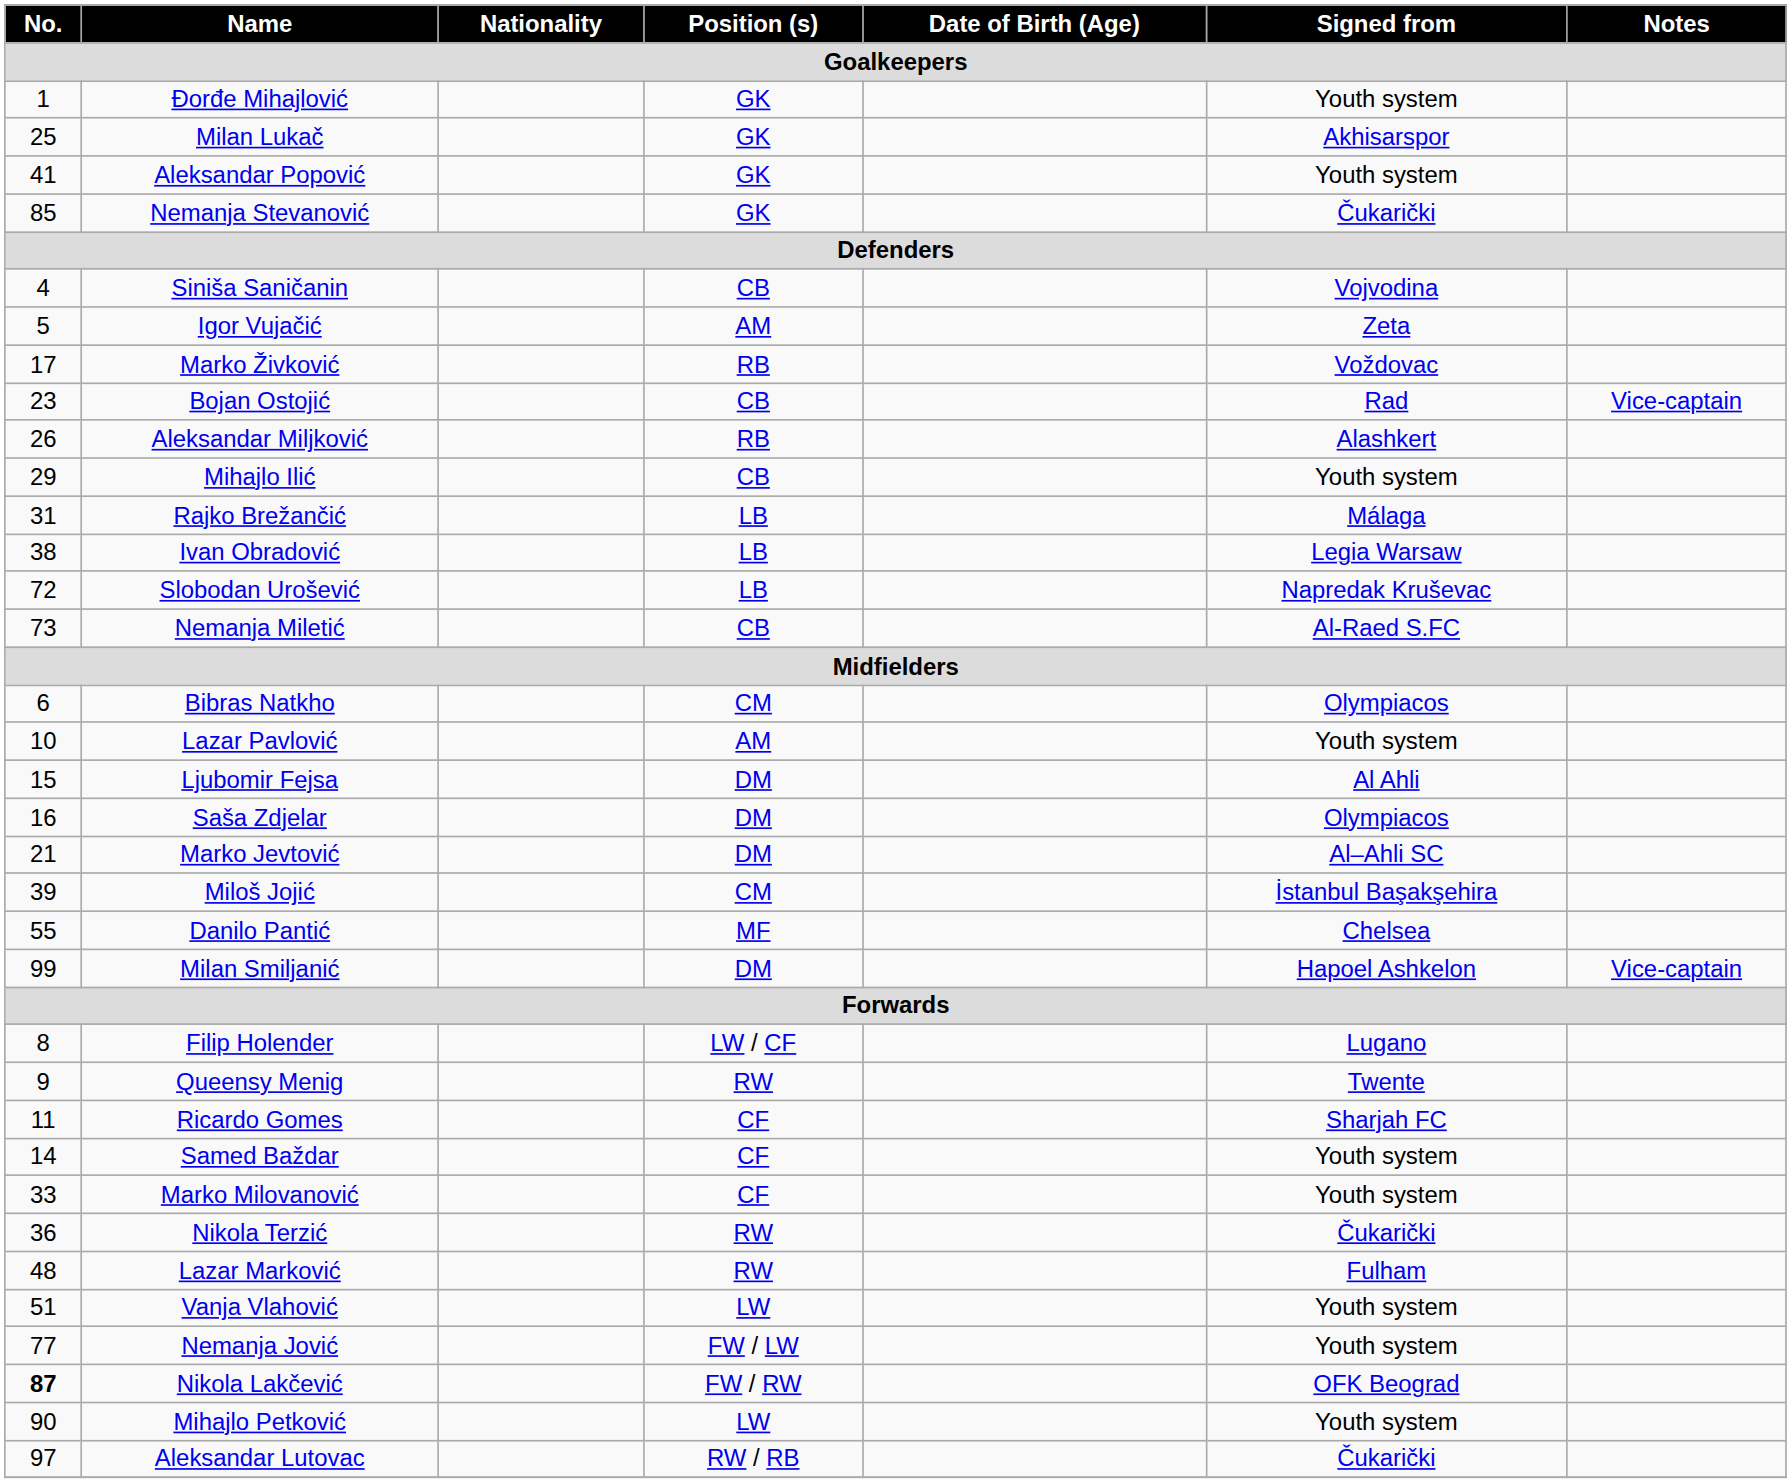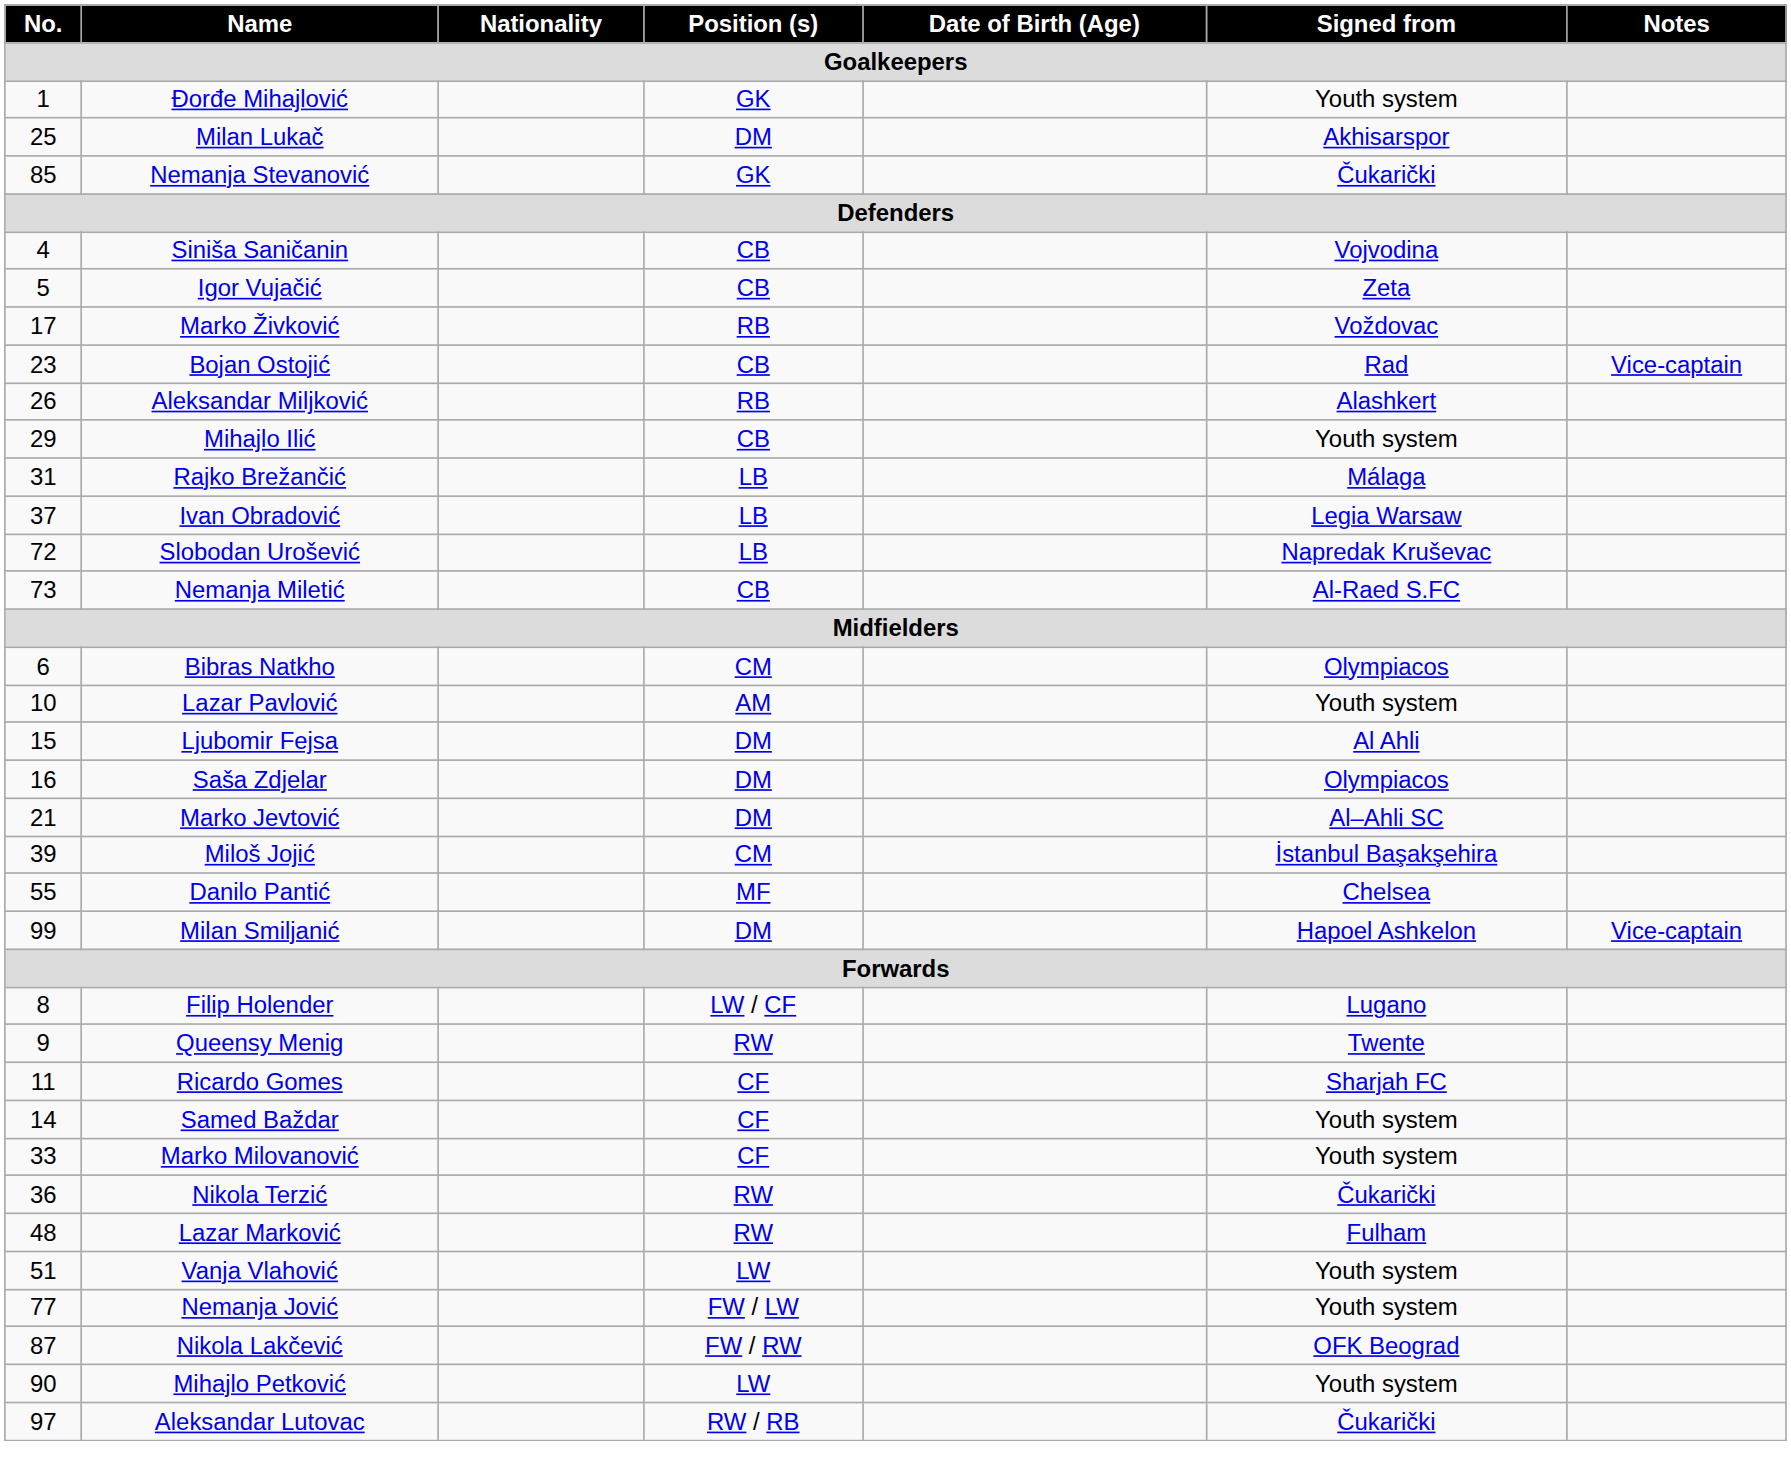(753, 137) GK -> (753, 137) DM
- row: (260, 175)
(753, 326) AM -> (753, 288) CB
(43, 553) 38 -> (43, 515) 37
(43, 1384) bold -> (43, 1346) normal
